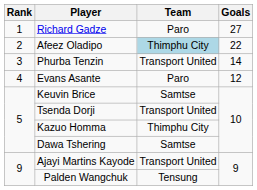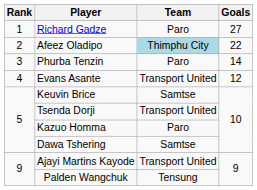(178, 62) Transport United -> (178, 62) Paro
(178, 78) Paro -> (178, 78) Transport United
(178, 128) Thimphu City -> (178, 128) Paro
